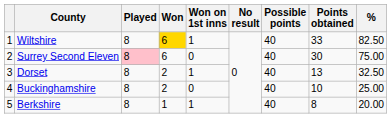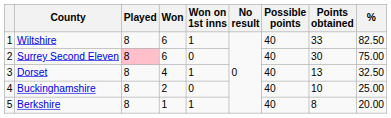(164, 40) gold background -> (164, 40) no background
(164, 72) 2 -> (164, 72) 4
